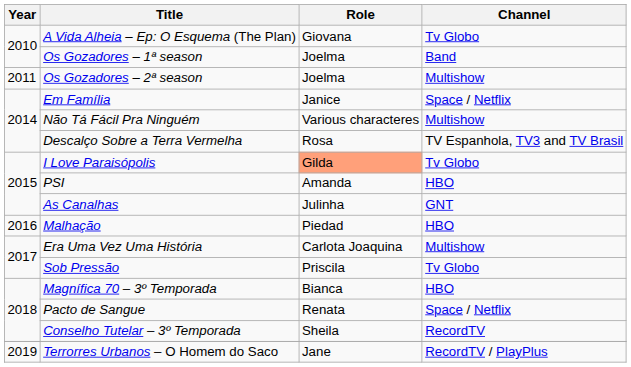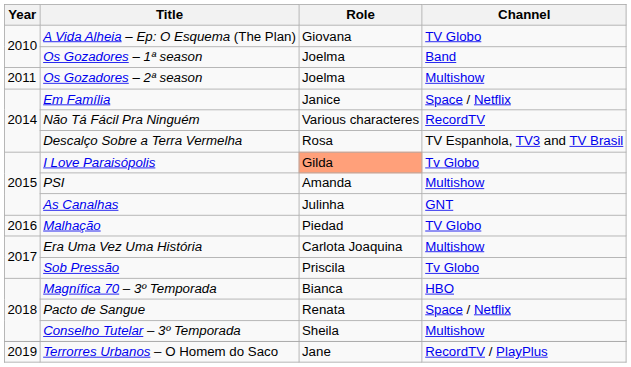(452, 36) Tv Globo -> (453, 36) TV Globo
(455, 120) Multishow -> (455, 120) RecordTV
(440, 183) HBO -> (455, 183) Multishow
(440, 225) HBO -> (453, 225) TV Globo
(455, 330) RecordTV -> (455, 330) Multishow
